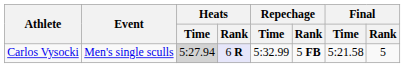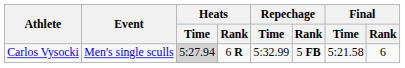(234, 53) lavender background -> (234, 53) no background
(383, 53) 5 -> (383, 53) 6
